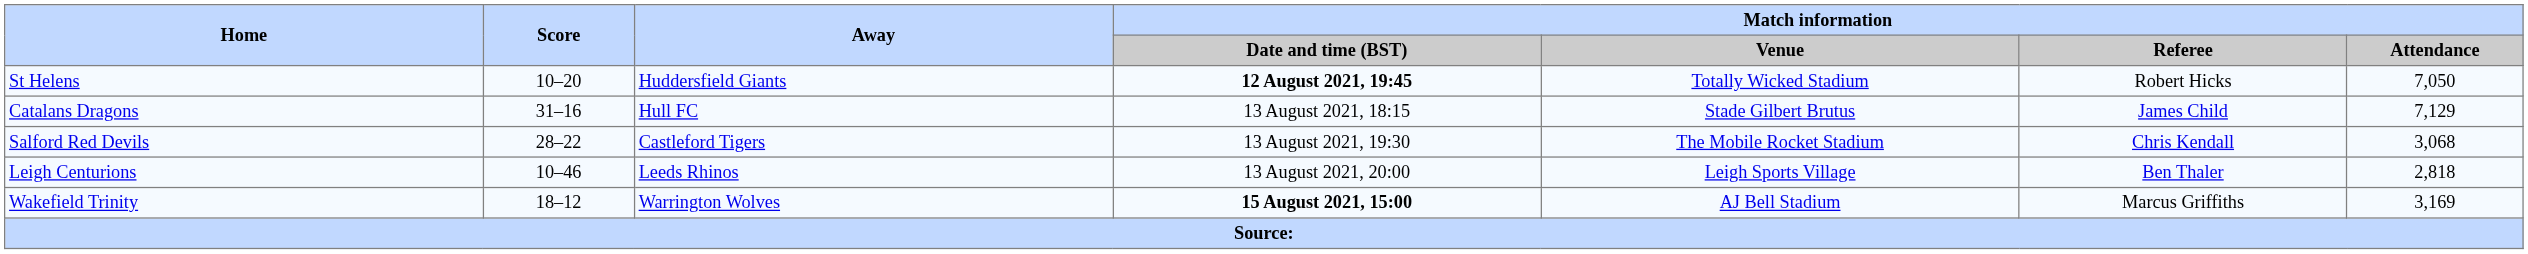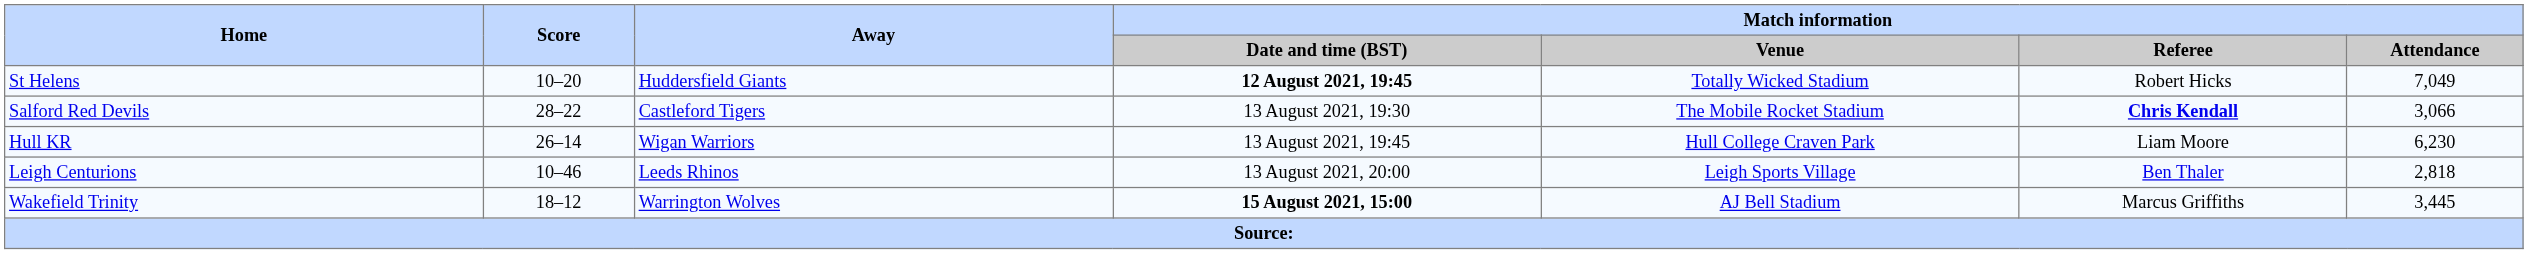(2435, 80) 7,050 -> (2435, 80) 7,049
- row: (74, 111)
(2183, 141) normal -> (2183, 111) bold
(2435, 141) 3,068 -> (2435, 111) 3,066
+ row: (40, 141)
(2435, 202) 3,169 -> (2435, 202) 3,445
